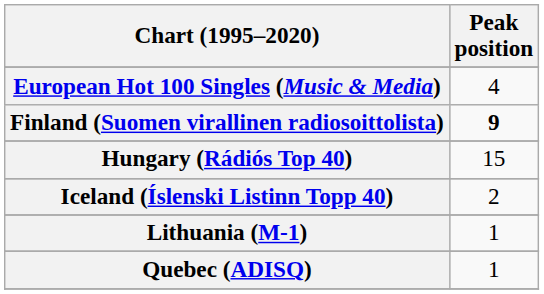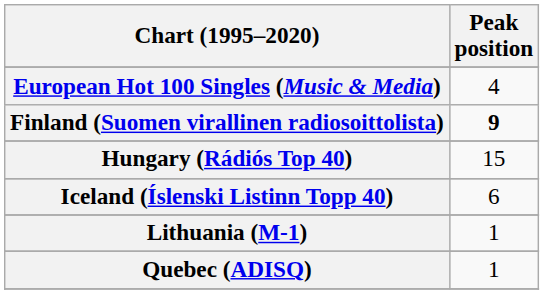(494, 196) 2 -> (494, 196) 6
